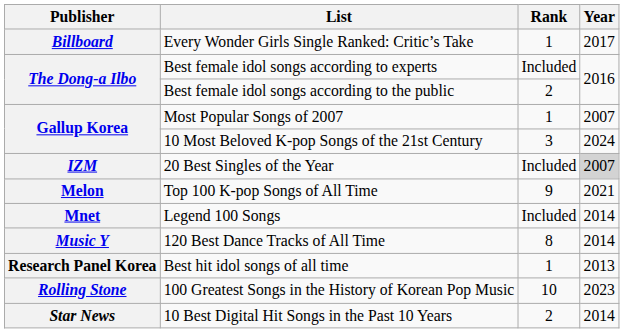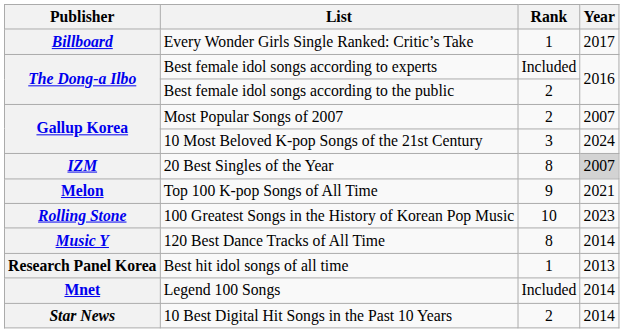(549, 116) 1 -> (549, 116) 2
(549, 166) Included -> (549, 166) 8
rows swapped: (222, 215) <-> (339, 290)
